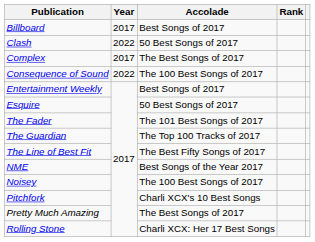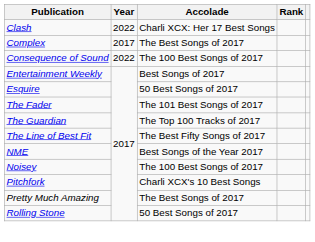- row: (26, 27)
(189, 43) 50 Best Songs of 2017 -> (207, 27) Charli XCX: Her 17 Best Songs
(207, 228) Charli XCX: Her 17 Best Songs -> (189, 213) 50 Best Songs of 2017
